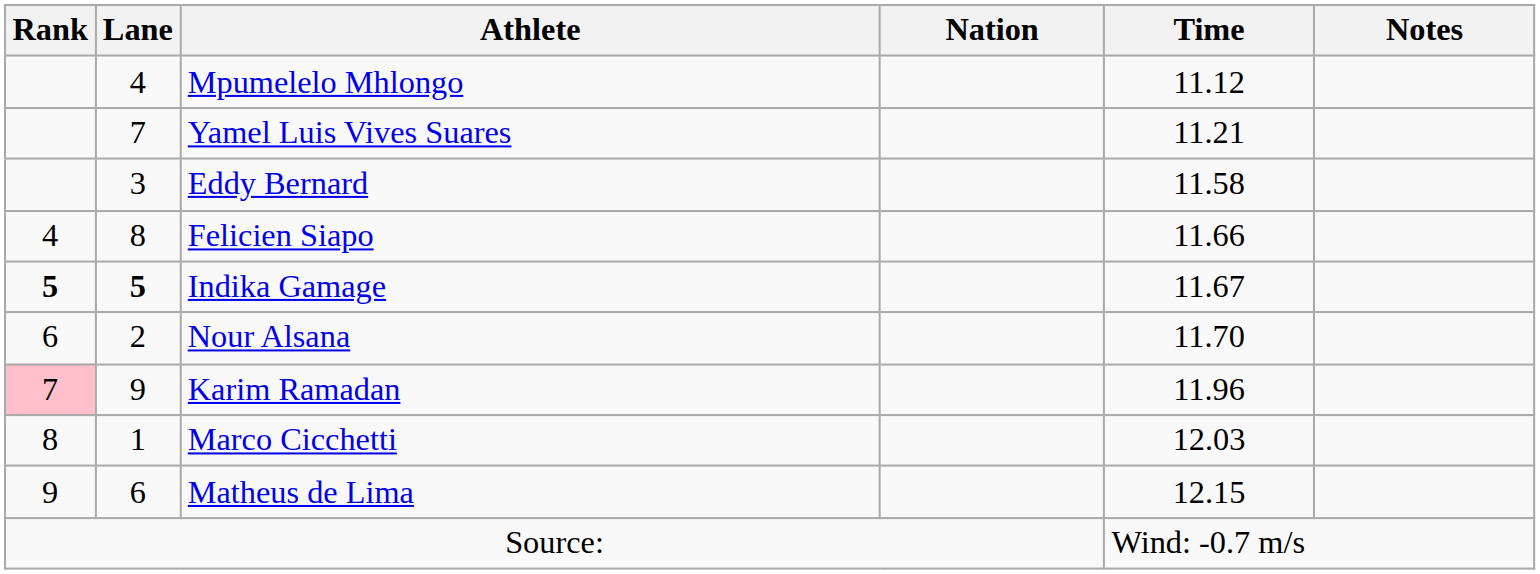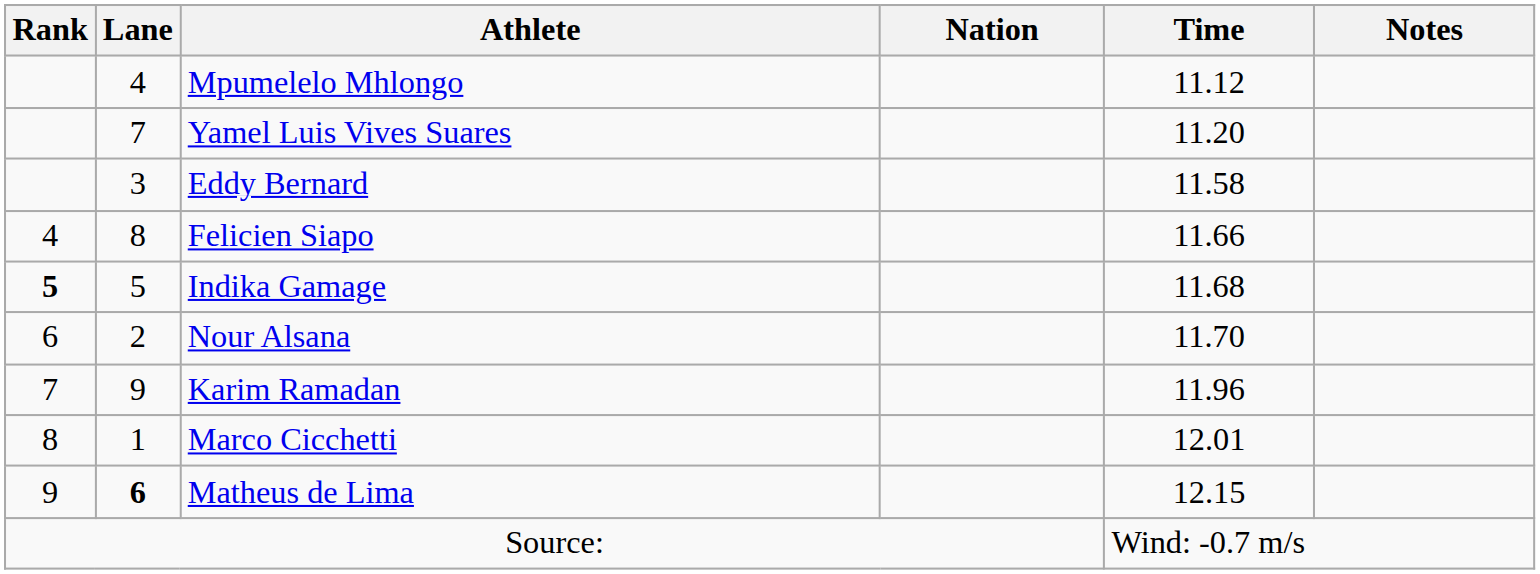(1209, 132) 11.21 -> (1209, 132) 11.20
(138, 286) bold -> (138, 286) normal
(1209, 286) 11.67 -> (1209, 286) 11.68
(50, 388) pink background -> (50, 388) no background
(1209, 440) 12.03 -> (1209, 440) 12.01
(138, 491) normal -> (138, 491) bold
